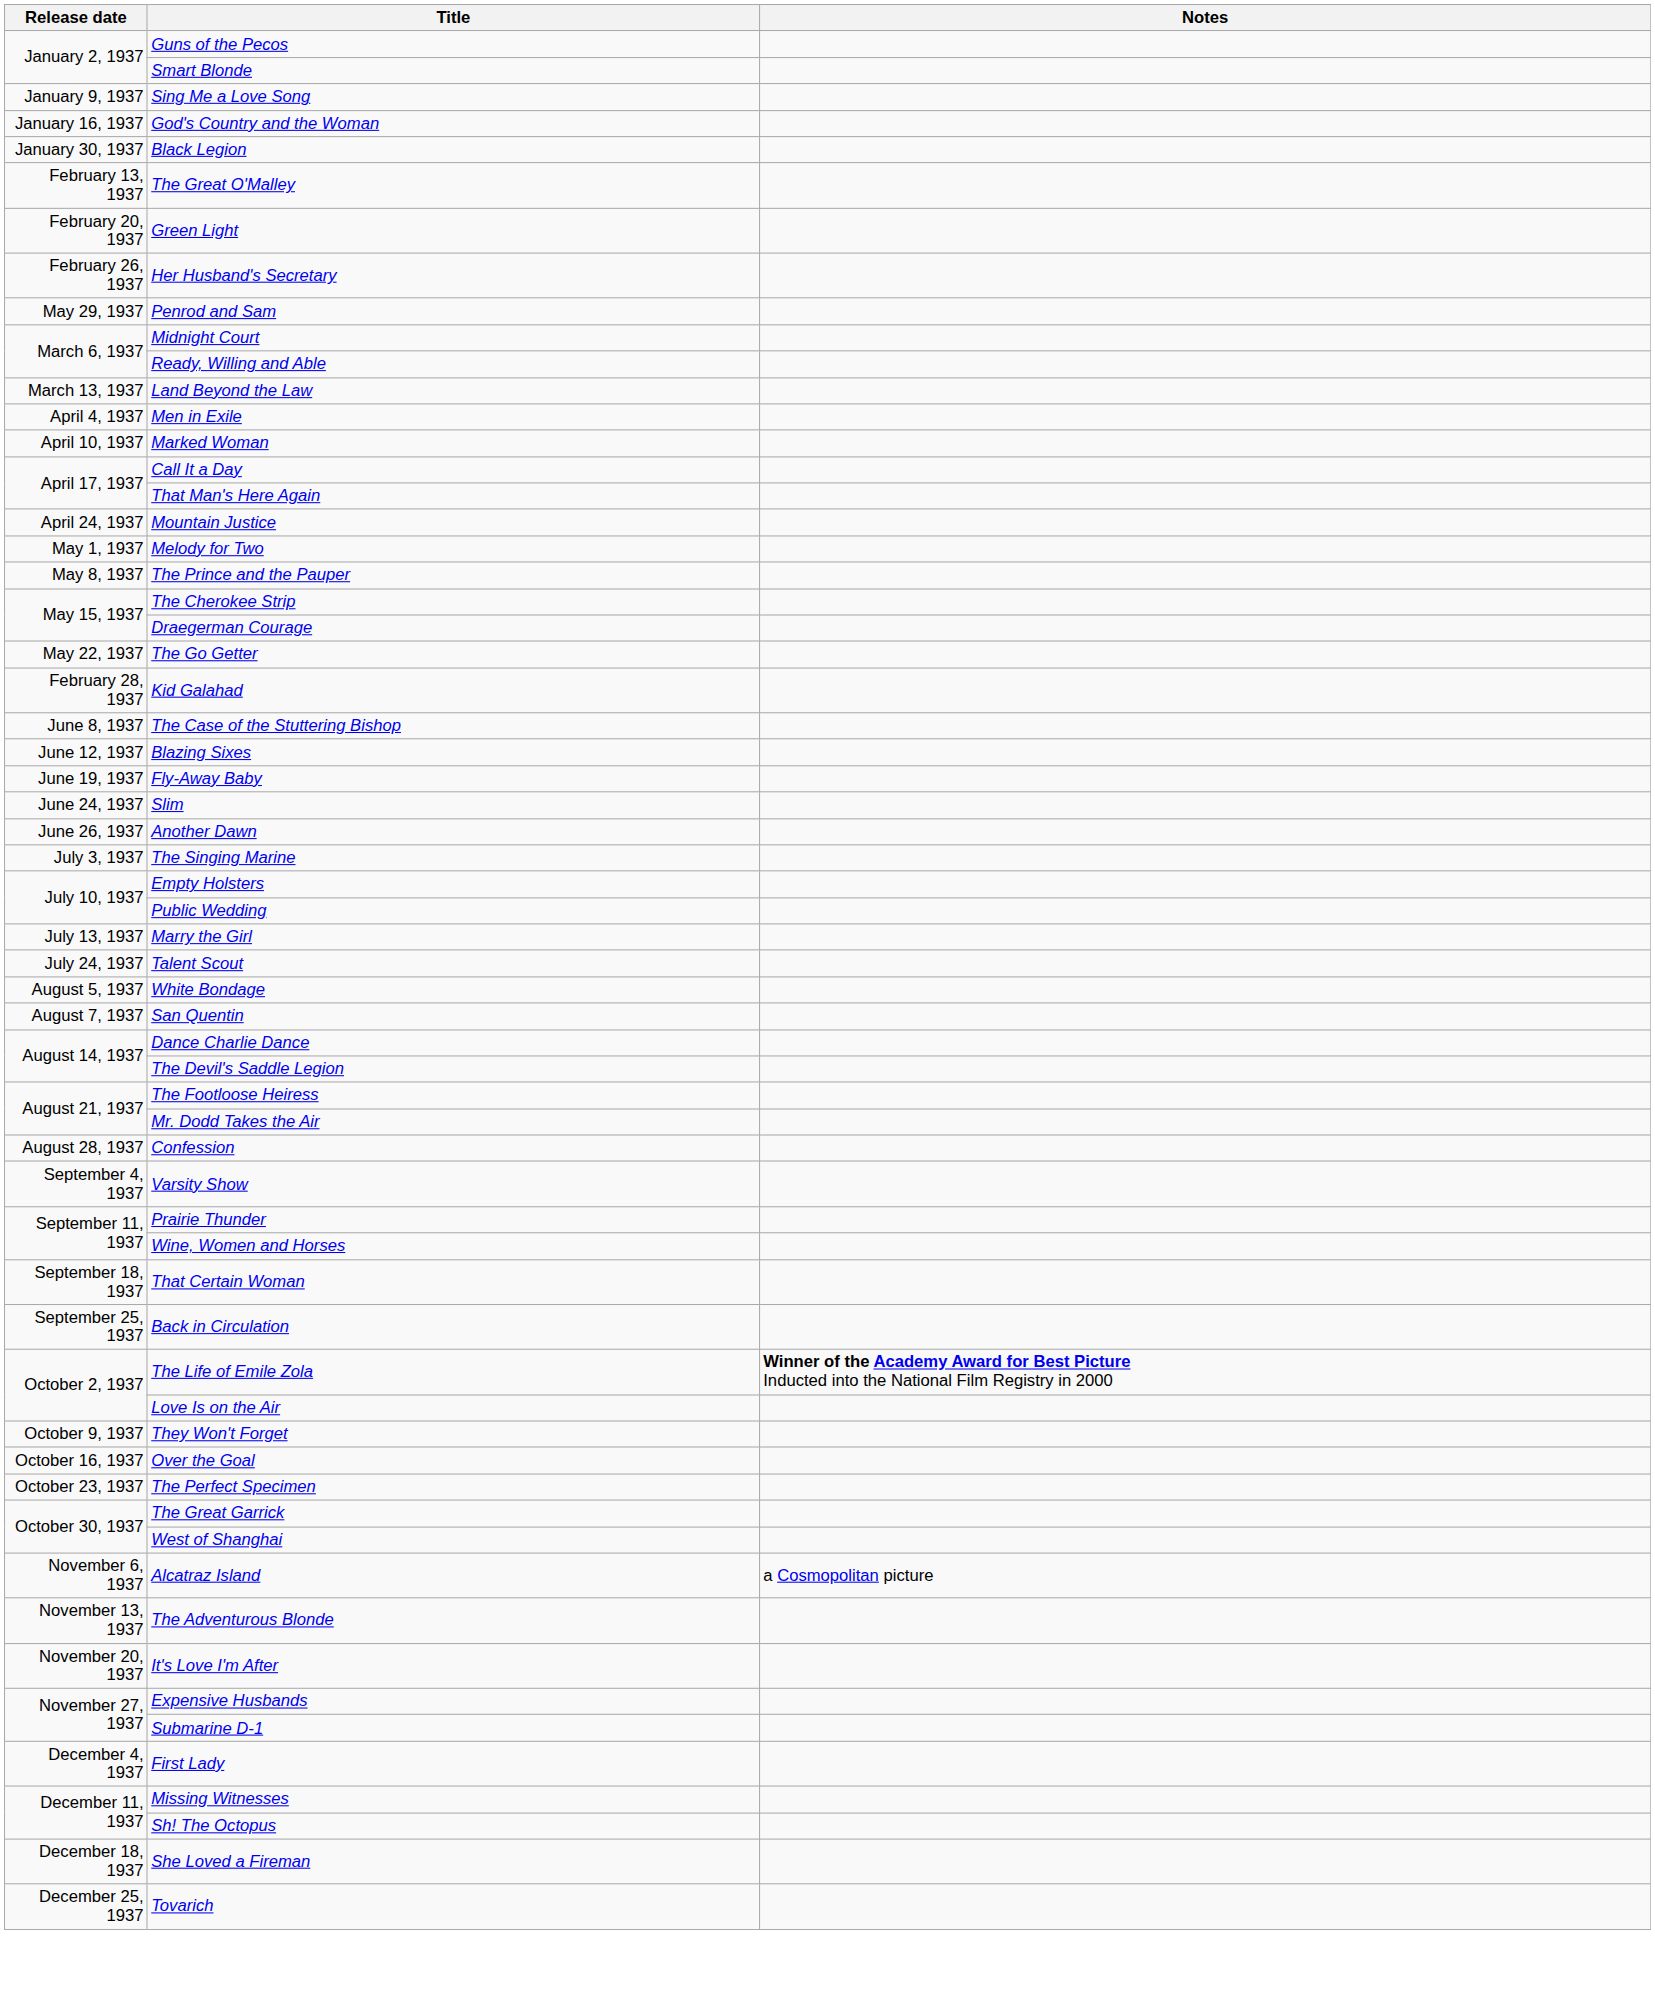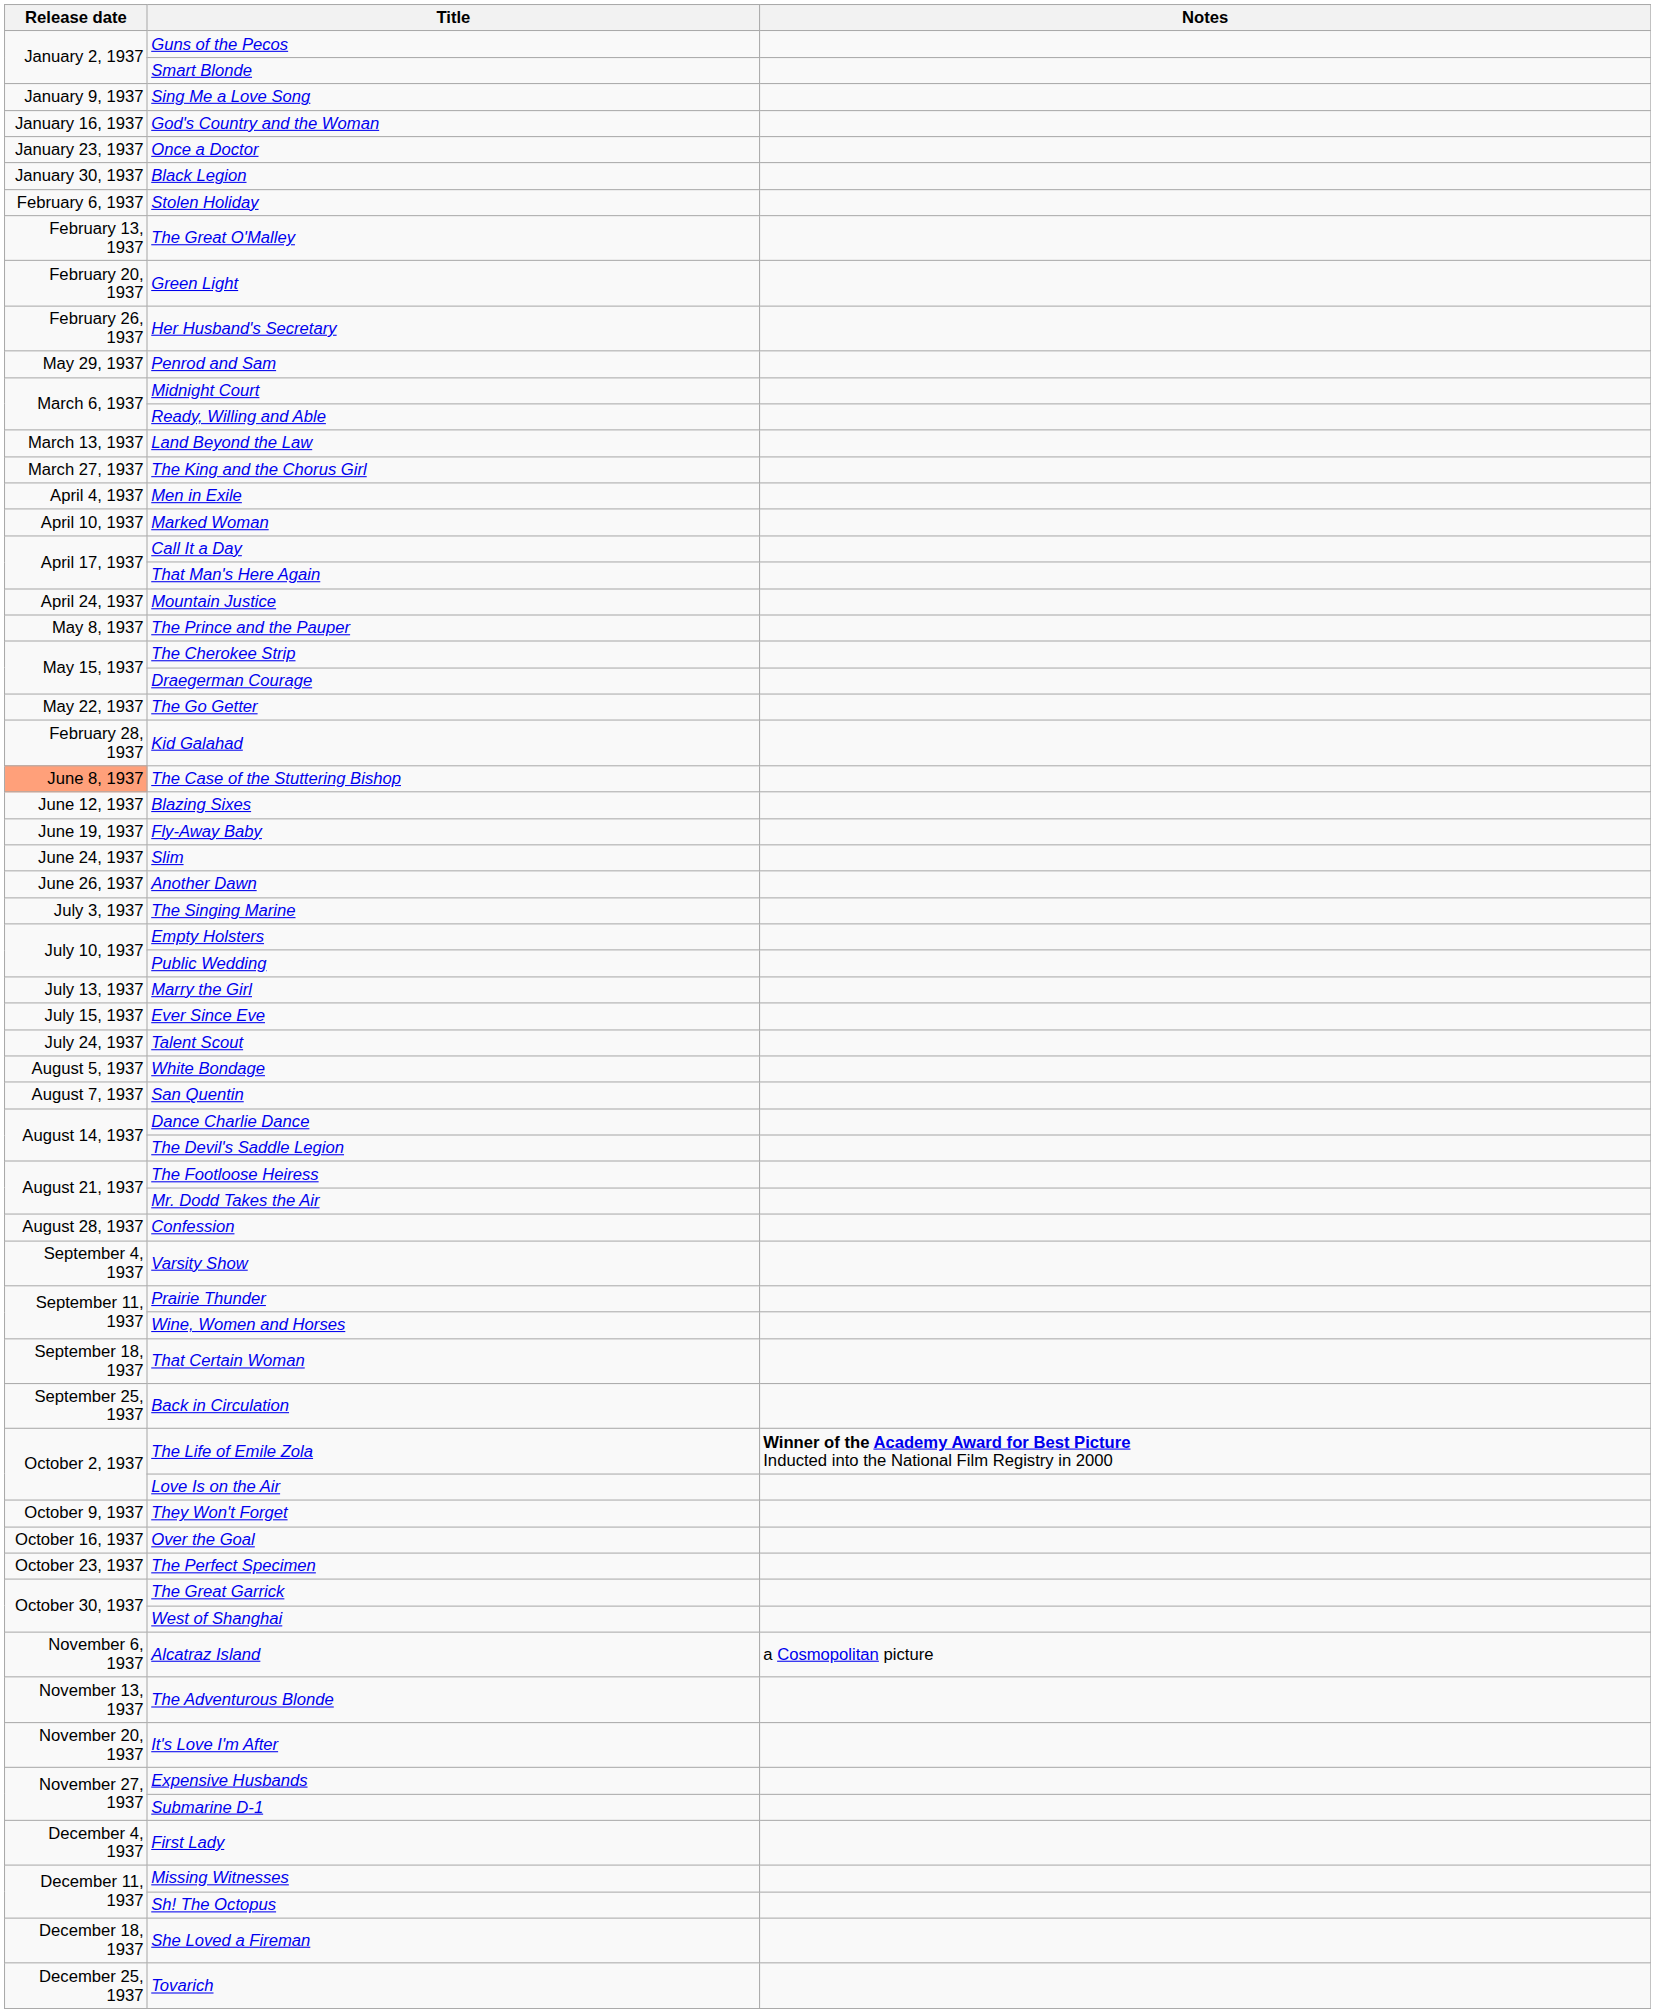+ row: (205, 149)
+ row: (205, 202)
+ row: (259, 469)
- row: (207, 548)
(95, 725) no background -> (95, 778) lightsalmon background
+ row: (208, 1016)
